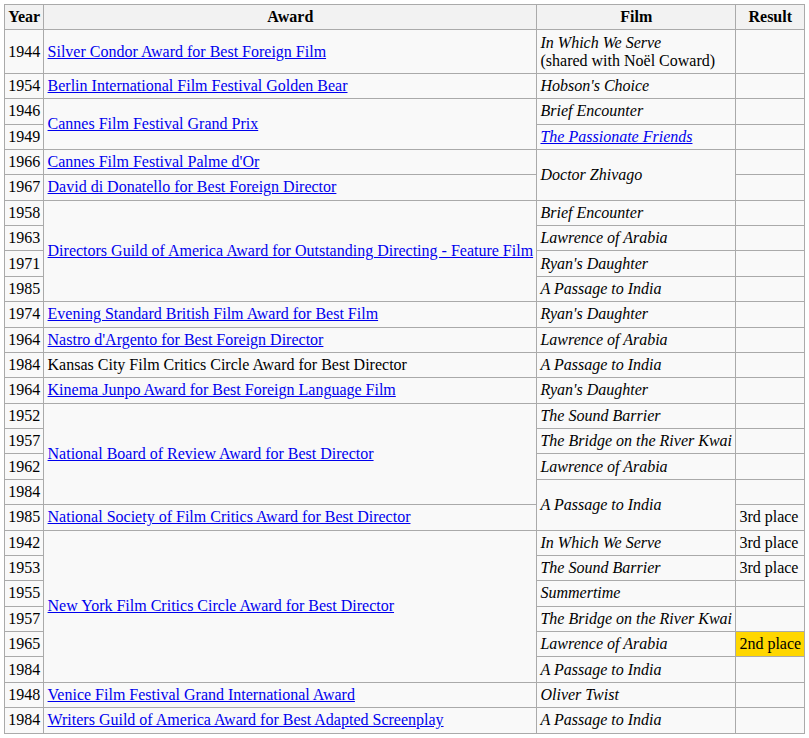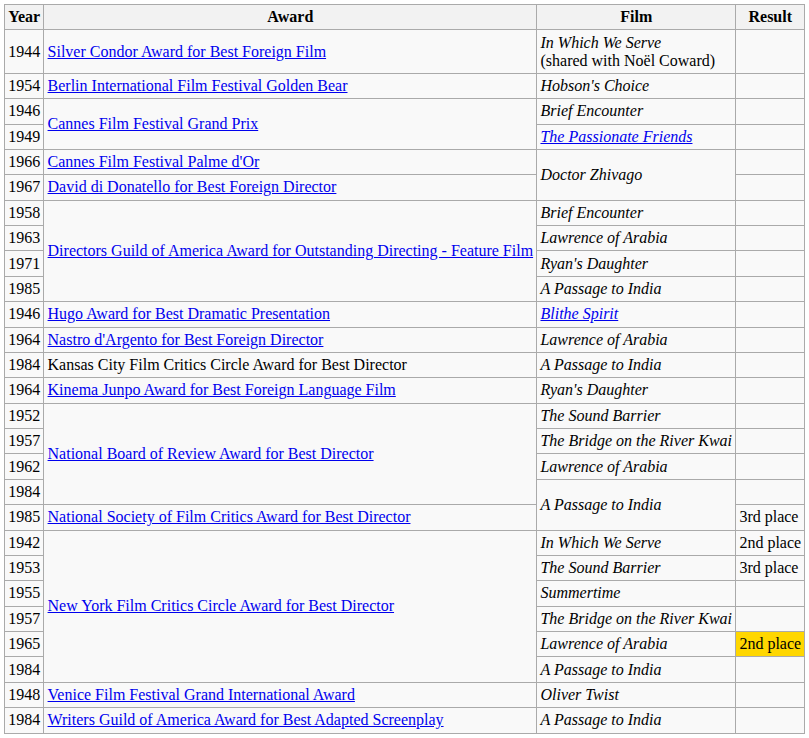- row: (24, 314)
+ row: (24, 314)
(769, 542) 3rd place -> (770, 542) 2nd place
